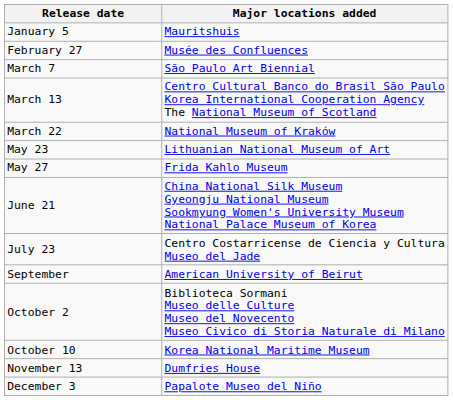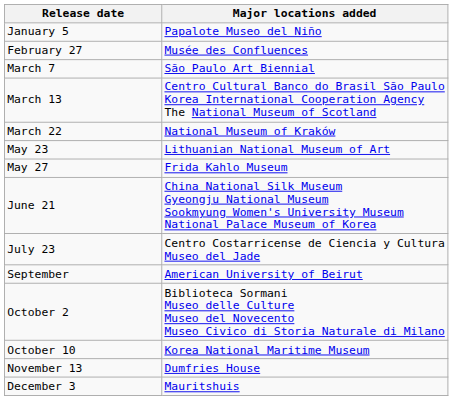(202, 32) Mauritshuis -> (243, 32) Papalote Museo del Niño
(243, 387) Papalote Museo del Niño -> (202, 387) Mauritshuis
